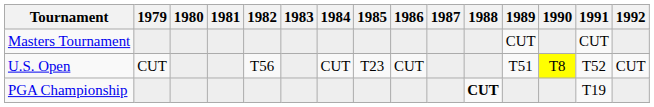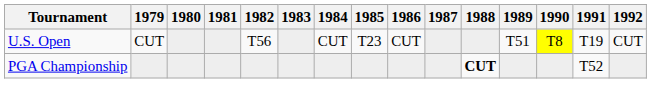- row: (69, 41)
(594, 66) T52 -> (591, 41) T19
(594, 90) T19 -> (591, 66) T52
